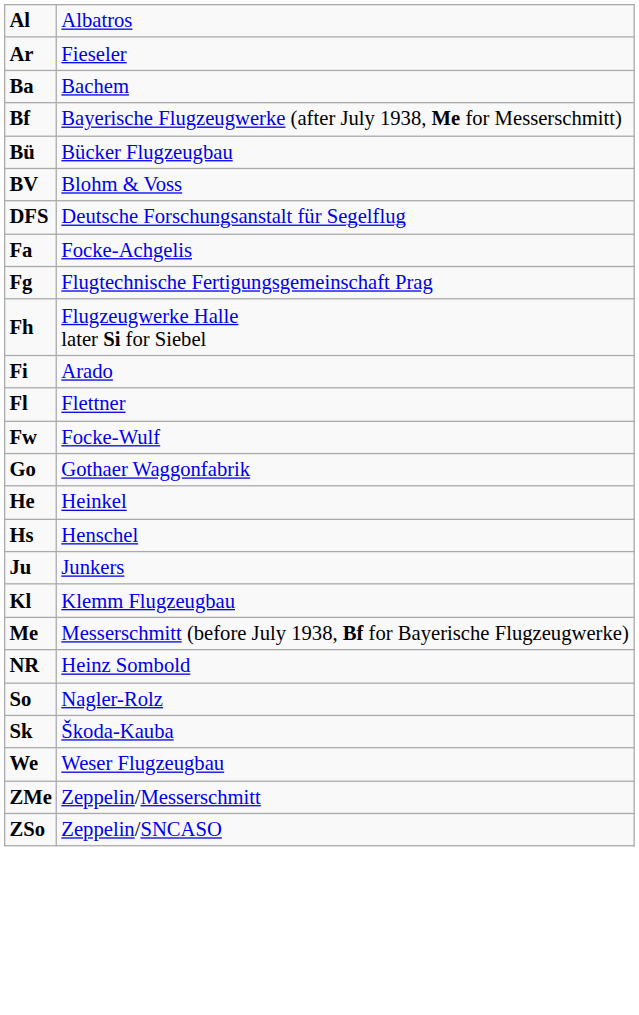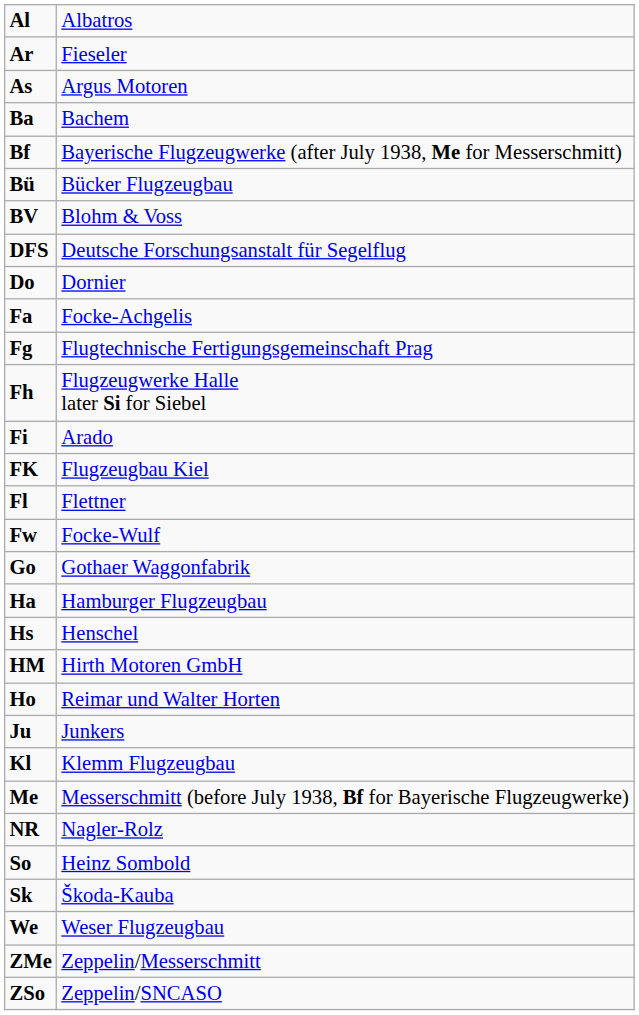+ row: (21, 86)
+ row: (22, 282)
+ row: (24, 469)
+ row: (23, 600)
- row: (22, 502)
+ row: (27, 666)
+ row: (23, 698)
(126, 666) Heinz Sombold -> (112, 829) Nagler-Rolz
(112, 698) Nagler-Rolz -> (126, 862) Heinz Sombold
